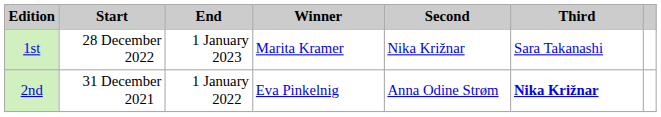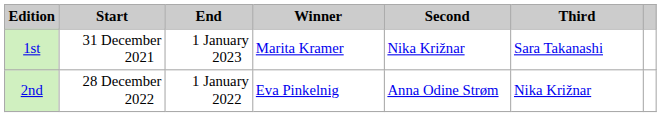(122, 48) 28 December 2022 -> (122, 48) 31 December 2021
(122, 90) 31 December 2021 -> (122, 90) 28 December 2022
(556, 90) bold -> (553, 90) normal
